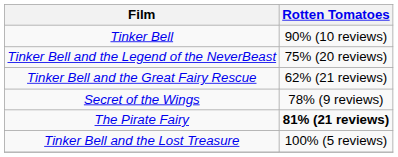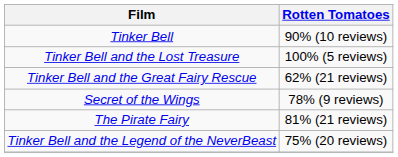rows swapped: (142, 141) <-> (142, 57)
(336, 120) bold -> (336, 120) normal
